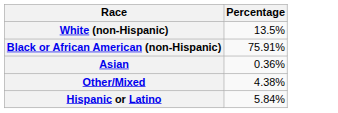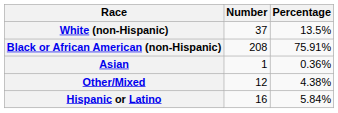+ column: (247, 13)
